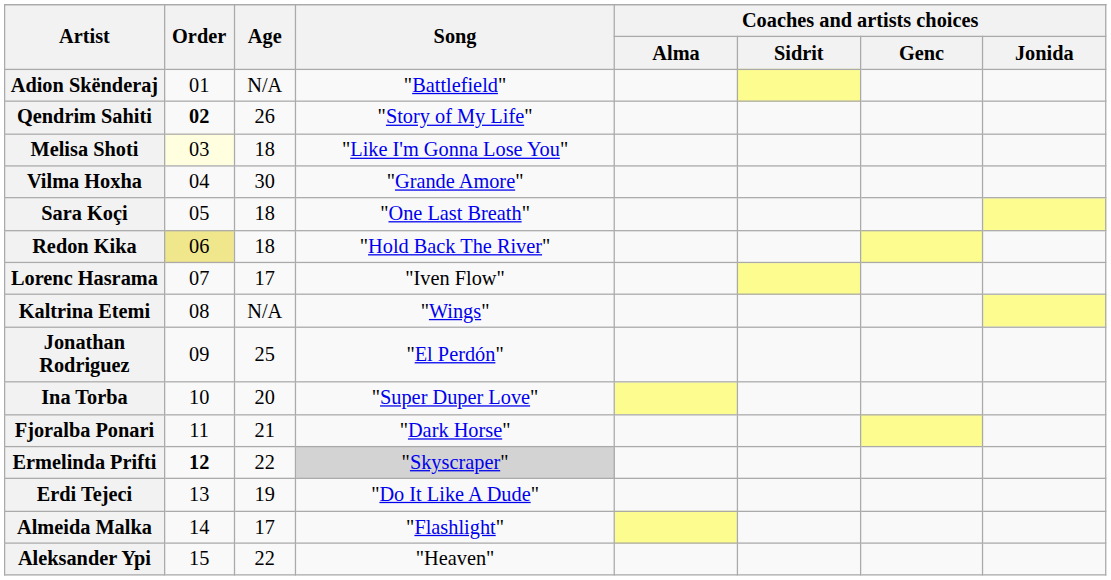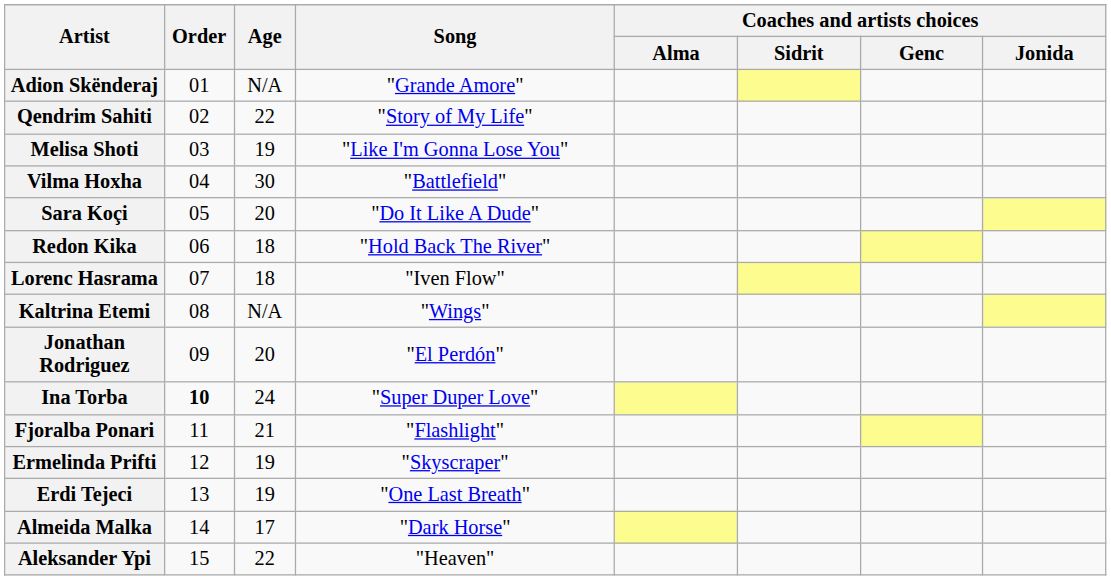(455, 85) "Battlefield" -> (455, 85) "Grande Amore"
(199, 117) bold -> (199, 117) normal
(265, 117) 26 -> (265, 117) 22
(199, 149) lightyellow background -> (199, 149) no background
(265, 149) 18 -> (265, 149) 19
(455, 181) "Grande Amore" -> (455, 181) "Battlefield"
(265, 213) 18 -> (265, 213) 20
(455, 213) "One Last Breath" -> (455, 213) "Do It Like A Dude"
(199, 246) khaki background -> (199, 246) no background
(265, 278) 17 -> (265, 278) 18
(265, 354) 25 -> (265, 354) 20
(199, 397) normal -> (199, 397) bold
(265, 397) 20 -> (265, 397) 24
(455, 430) "Dark Horse" -> (455, 430) "Flashlight"
(199, 462) bold -> (199, 462) normal
(265, 462) 22 -> (265, 462) 19
(455, 462) lightgrey background -> (455, 462) no background
(455, 494) "Do It Like A Dude" -> (455, 494) "One Last Breath"
(455, 526) "Flashlight" -> (455, 526) "Dark Horse"
